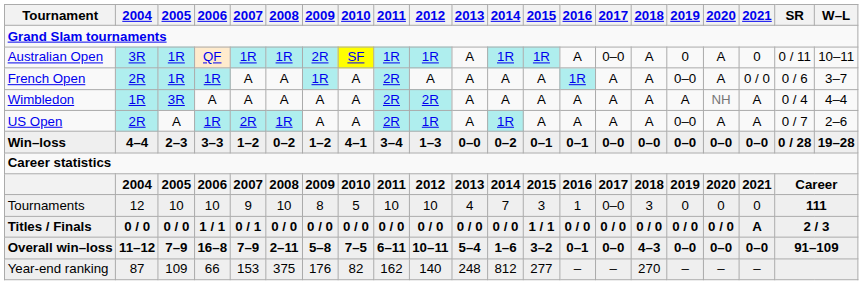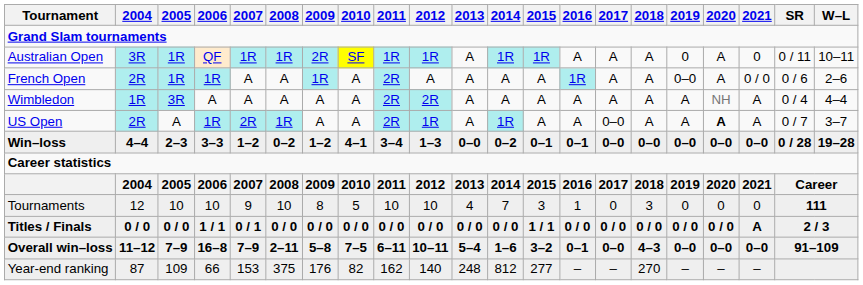(613, 58) 0–0 -> (613, 58) A
(836, 79) 3–7 -> (836, 79) 2–6
(613, 121) A -> (613, 121) 0–0
(685, 121) 0–0 -> (685, 121) A
(721, 121) normal -> (721, 121) bold
(836, 121) 2–6 -> (836, 121) 3–7
(613, 206) 0–0 -> (613, 206) 0
